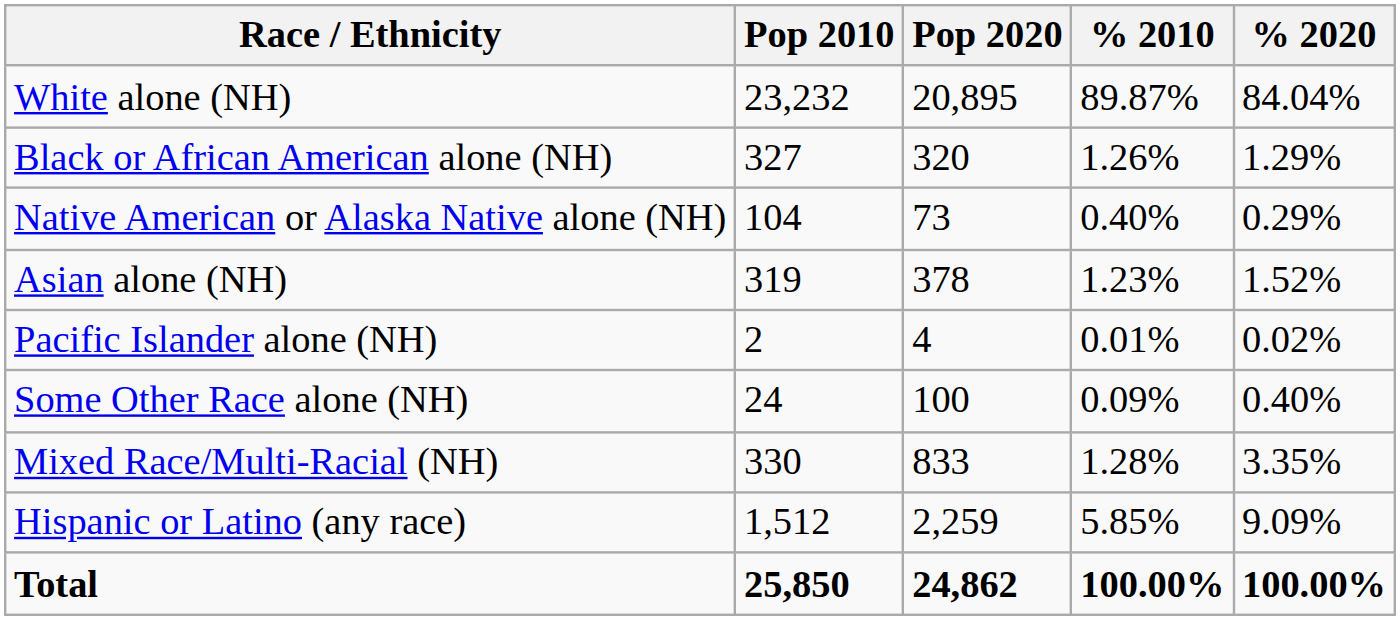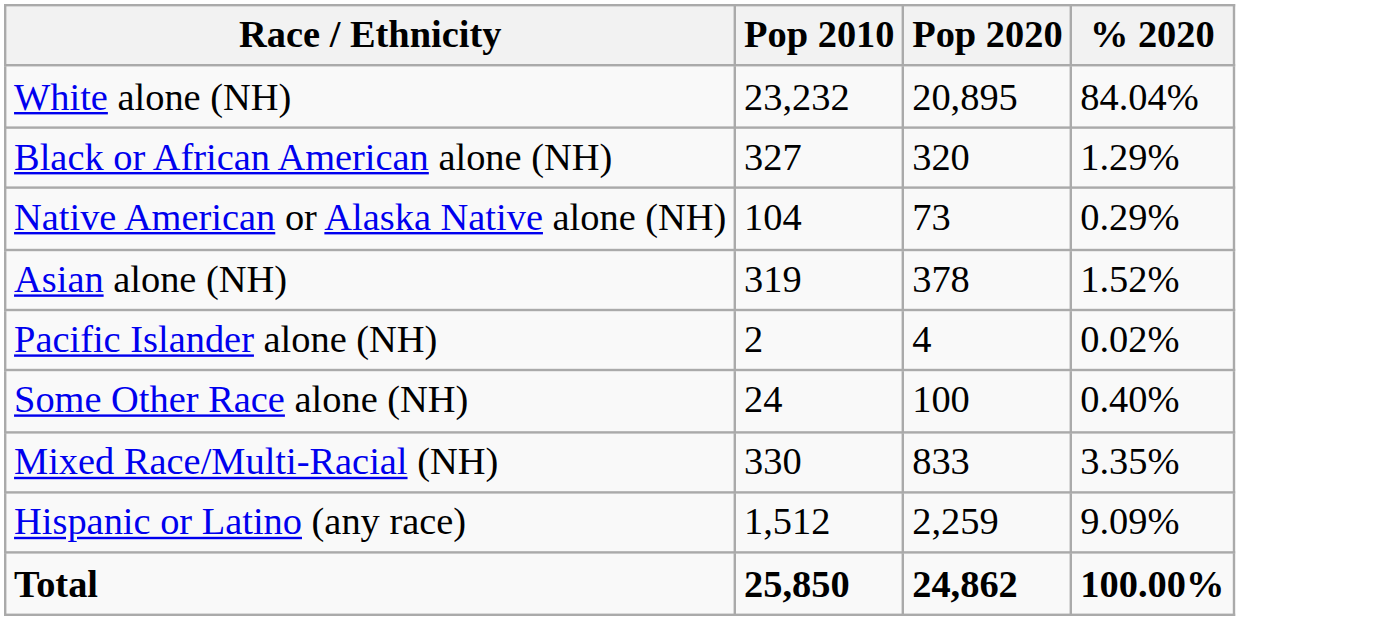- column: (1152, 34)
